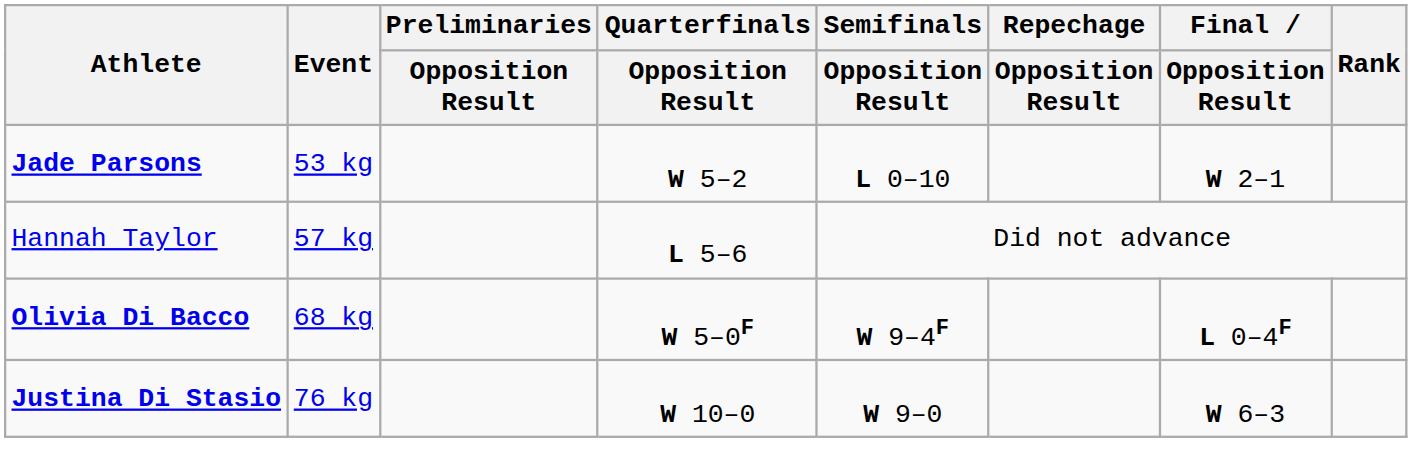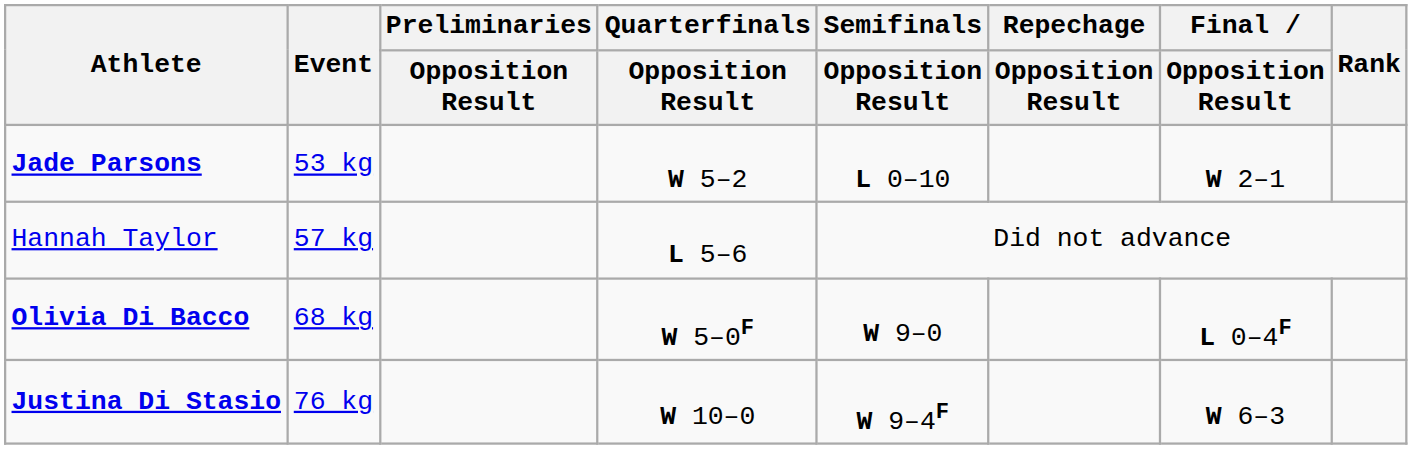(903, 335) W 9–4F -> (903, 335) W 9–0
(903, 414) W 9–0 -> (903, 417) W 9–4F
